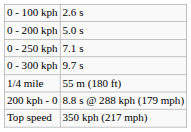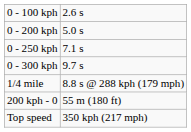(92, 83) 55 m (180 ft) -> (123, 83) 8.8 s @ 288 kph (179 mph)
(123, 100) 8.8 s @ 288 kph (179 mph) -> (92, 100) 55 m (180 ft)
